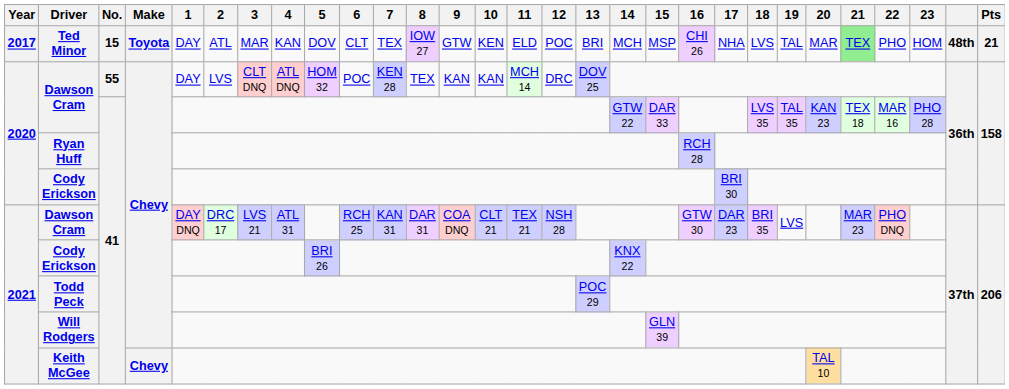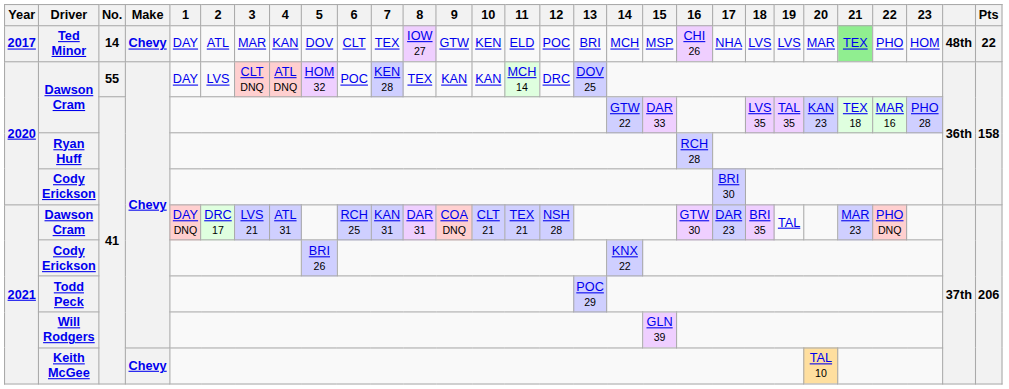(112, 43) 15 -> (112, 43) 14
(149, 43) Toyota -> (148, 43) Chevy
(792, 43) TAL -> (789, 43) LVS
(991, 43) 21 -> (989, 43) 22
(792, 222) LVS -> (789, 222) TAL
